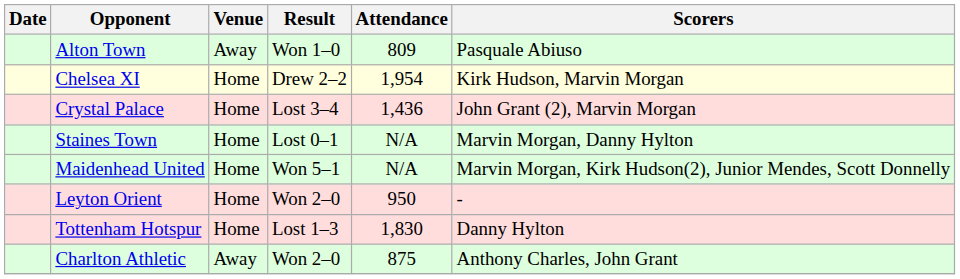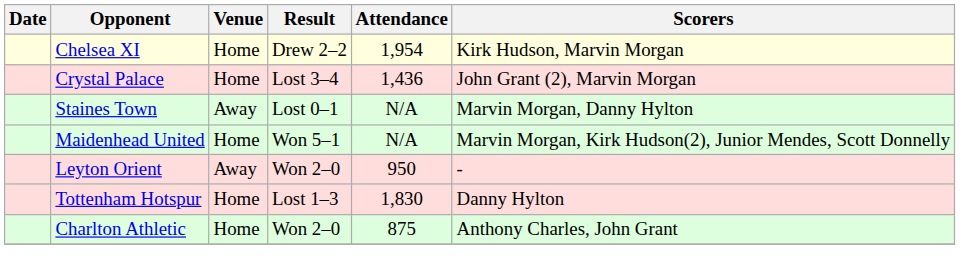- row: (100, 49)
(237, 139) Home -> (235, 109) Away
(237, 199) Home -> (235, 169) Away
(235, 259) Away -> (237, 229) Home
